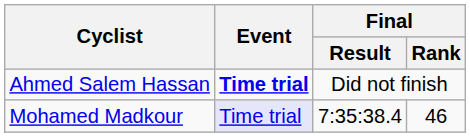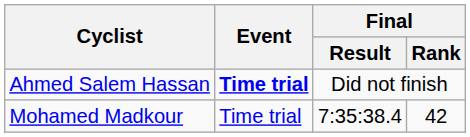(260, 117) lavender background -> (260, 117) no background
(436, 117) 46 -> (436, 117) 42
